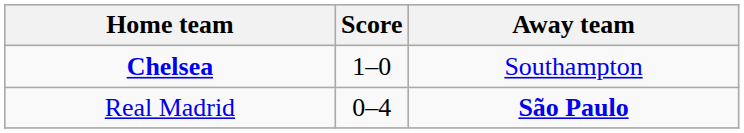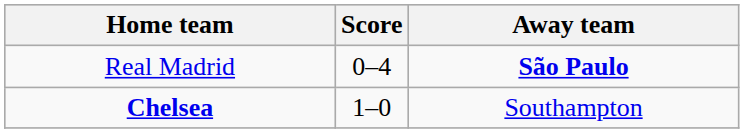rows swapped: (170, 66) <-> (170, 107)
